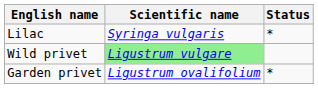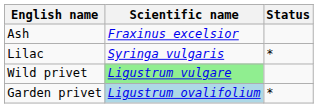+ row: (18, 34)
(184, 73) no background -> (184, 93) lightblue background
